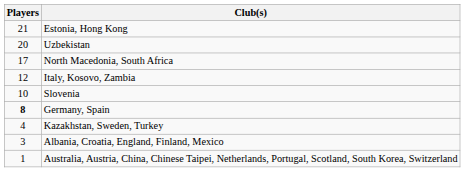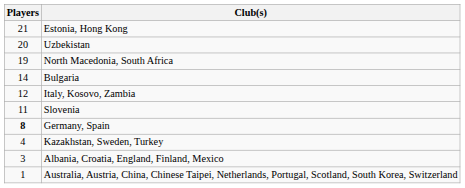(23, 61) 17 -> (23, 61) 19
+ row: (61, 77)
(23, 93) 10 -> (23, 110) 11
